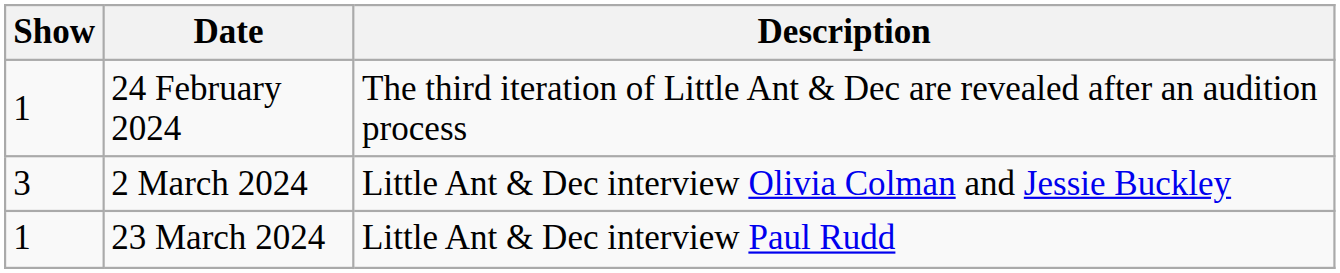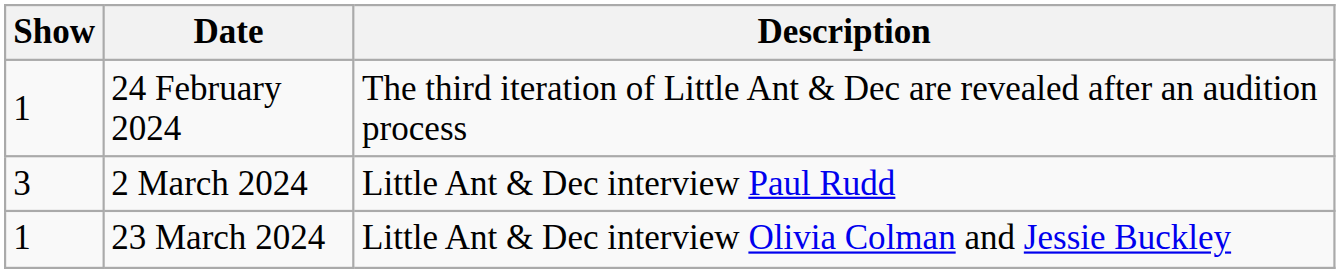(797, 182) Little Ant & Dec interview Olivia Colman and Jessie Buckley -> (629, 182) Little Ant & Dec interview Paul Rudd
(629, 238) Little Ant & Dec interview Paul Rudd -> (797, 238) Little Ant & Dec interview Olivia Colman and Jessie Buckley
